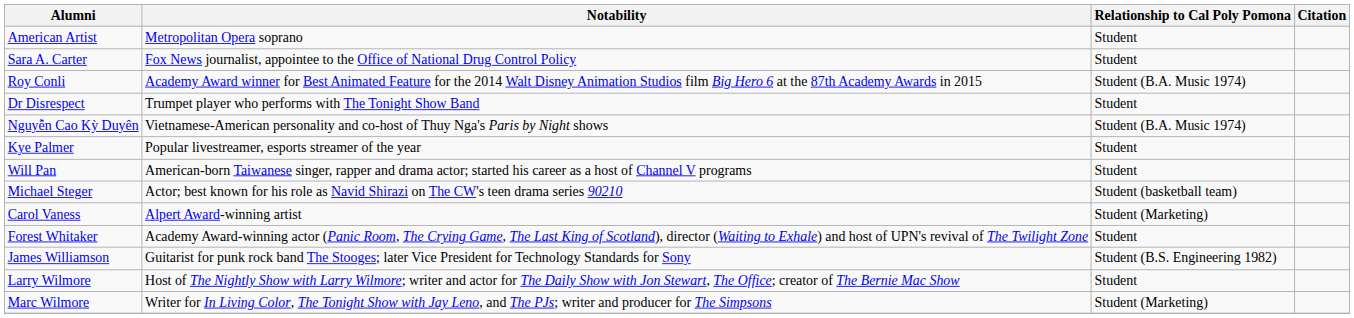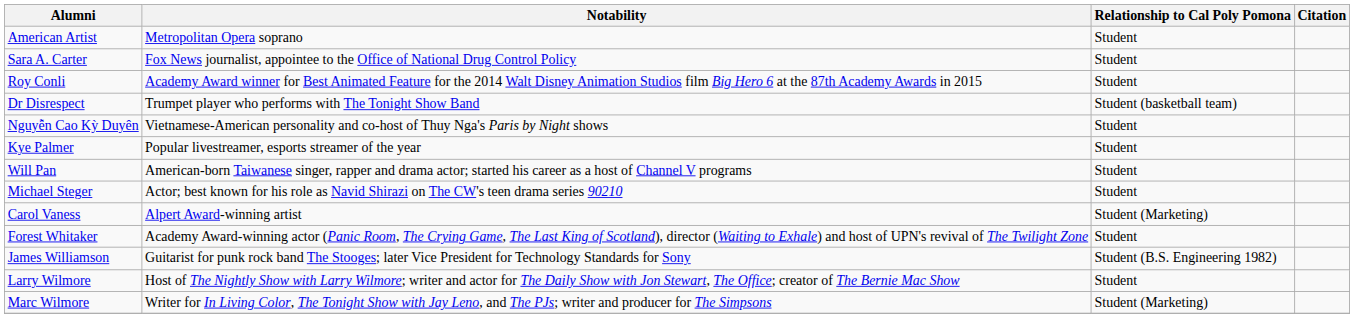(1170, 81) Student (B.A. Music 1974) -> (1116, 81) Student
(1116, 103) Student -> (1166, 103) Student (basketball team)
(1170, 125) Student (B.A. Music 1974) -> (1116, 125) Student
(1166, 192) Student (basketball team) -> (1116, 192) Student
